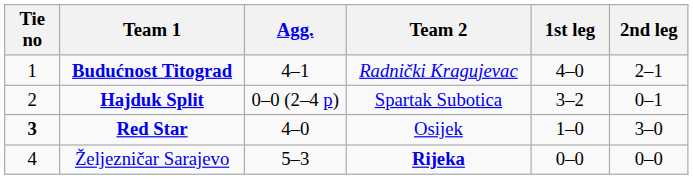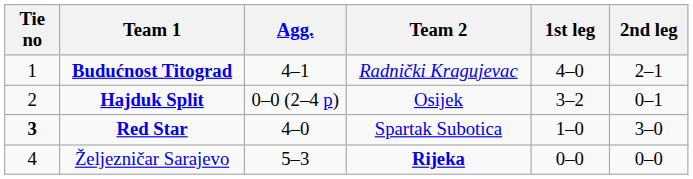(438, 99) Spartak Subotica -> (438, 99) Osijek
(438, 129) Osijek -> (438, 129) Spartak Subotica
